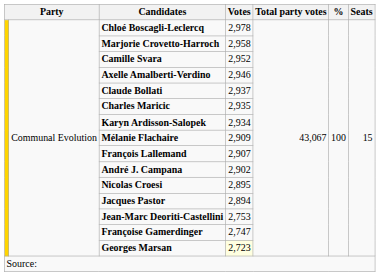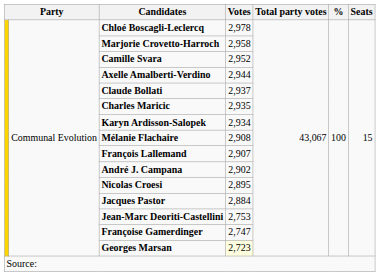(239, 75) 2,946 -> (239, 75) 2,944
(239, 138) 2,909 -> (239, 138) 2,908
(239, 201) 2,894 -> (239, 201) 2,884
